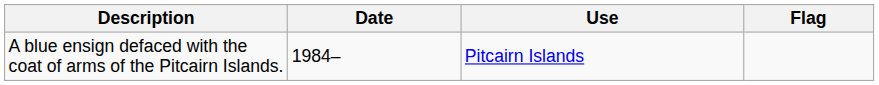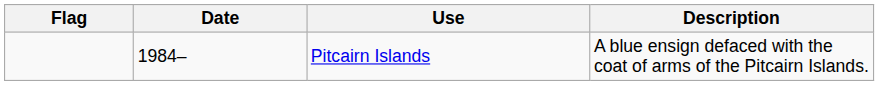columns swapped: (808, 18) <-> (146, 18)
